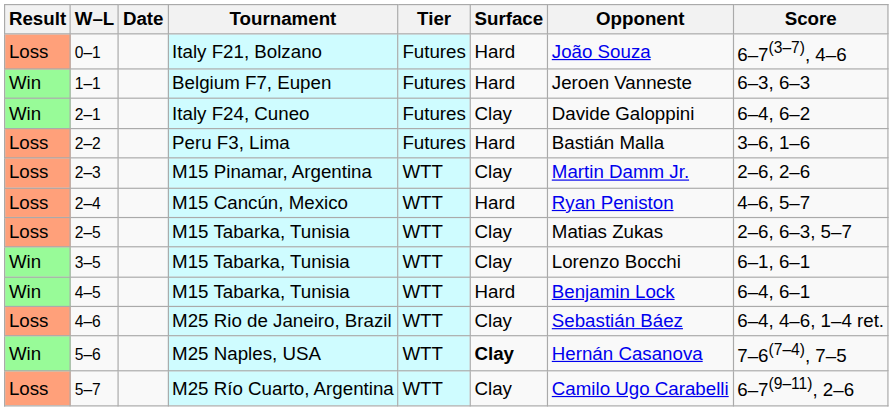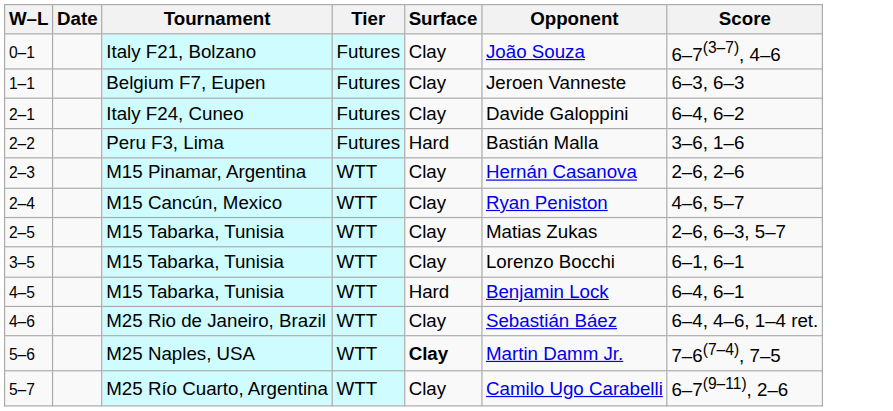- column: (38, 19)
(495, 51) Hard -> (427, 51) Clay
(495, 83) Hard -> (427, 83) Clay
(620, 172) Martin Damm Jr. -> (561, 172) Hernán Casanova
(495, 202) Hard -> (427, 202) Clay
(627, 353) Hernán Casanova -> (555, 353) Martin Damm Jr.
